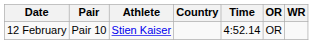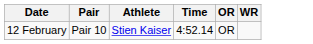- column: (197, 13)
